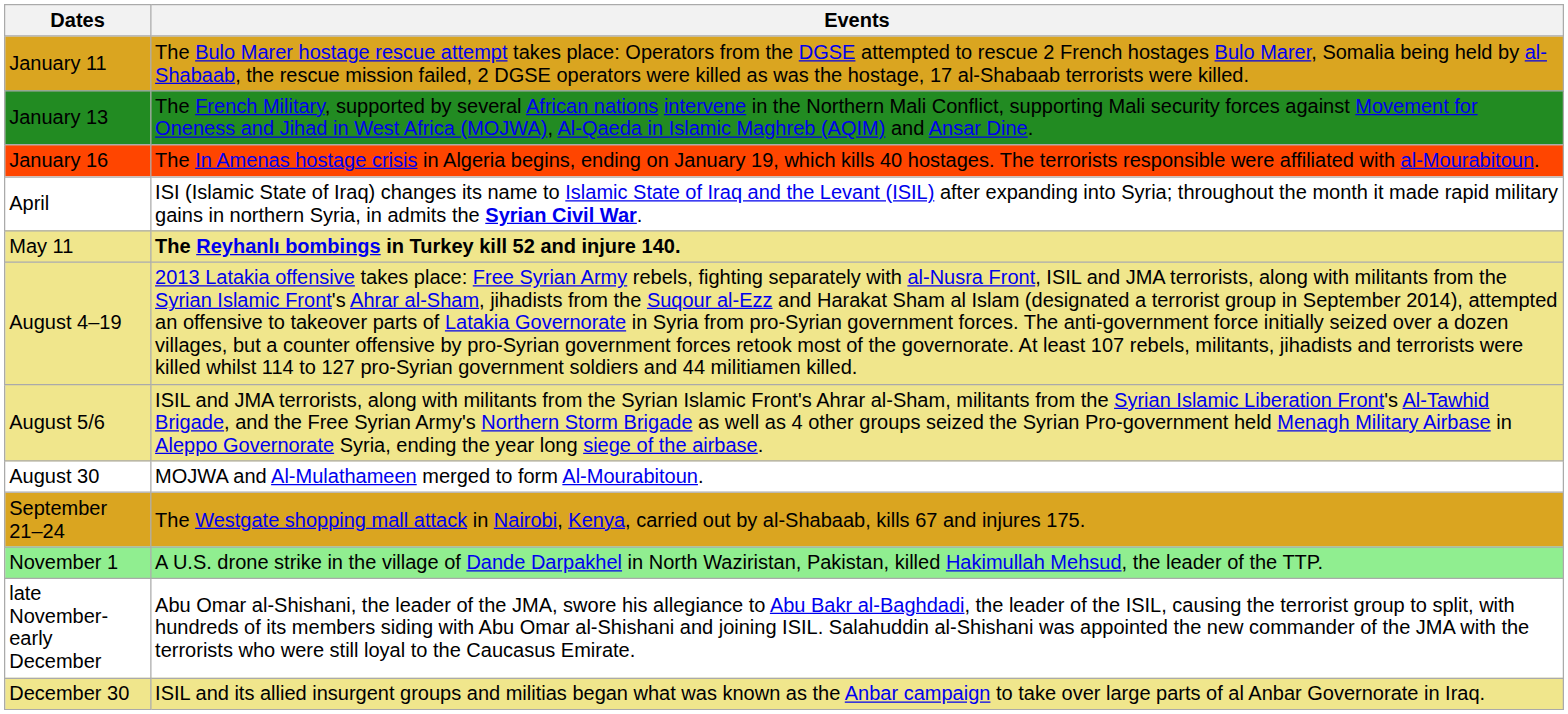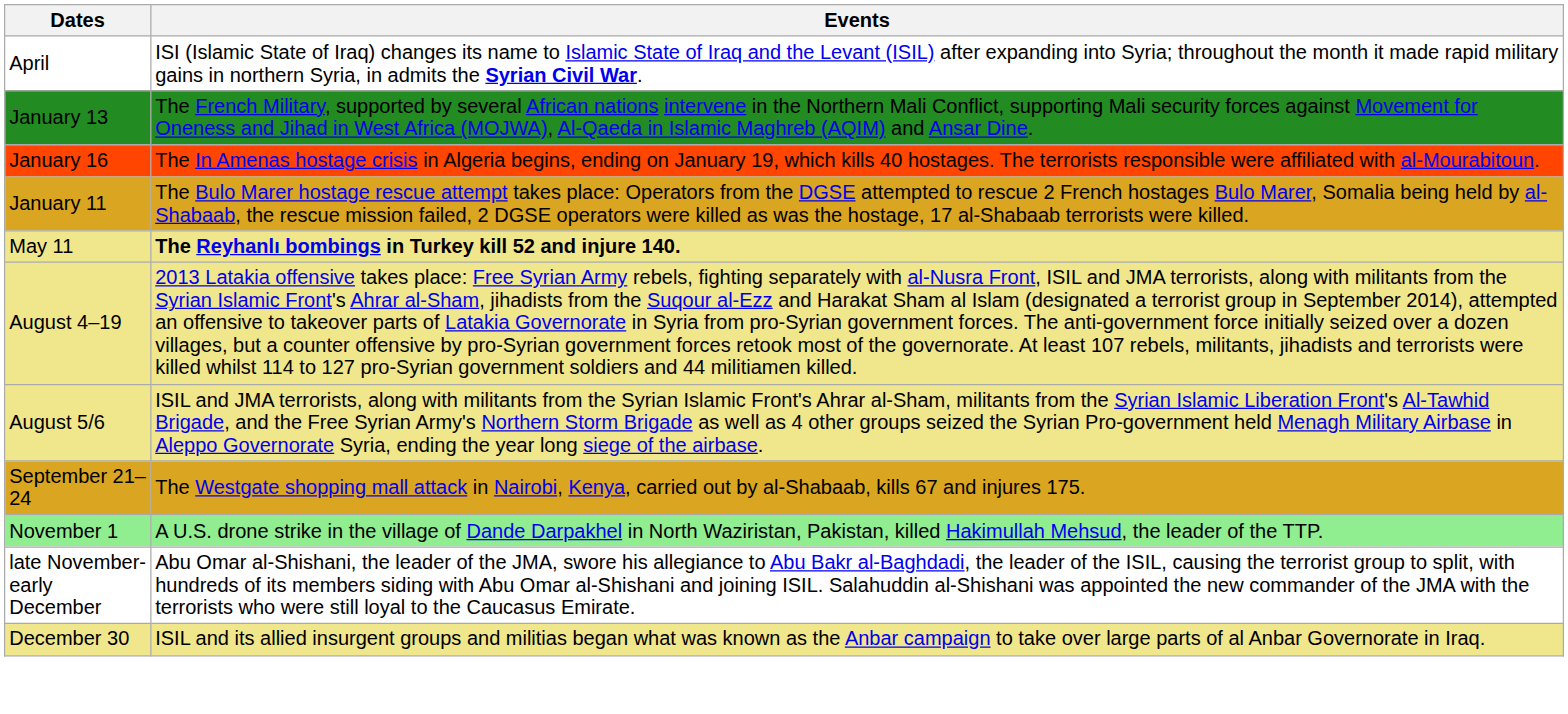rows swapped: (58, 63) <-> (29, 203)
- row: (54, 476)
